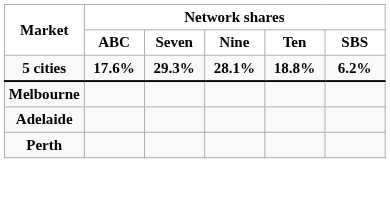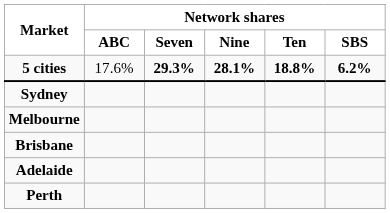(114, 67) bold -> (114, 67) normal
+ row: (44, 94)
+ row: (44, 145)
